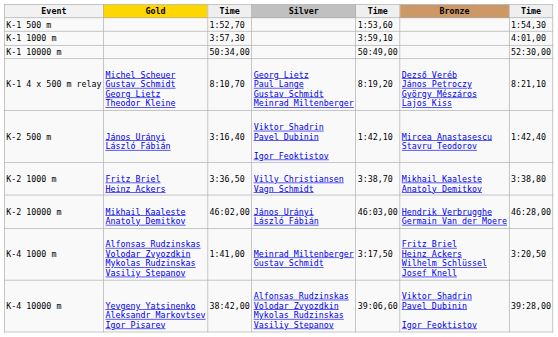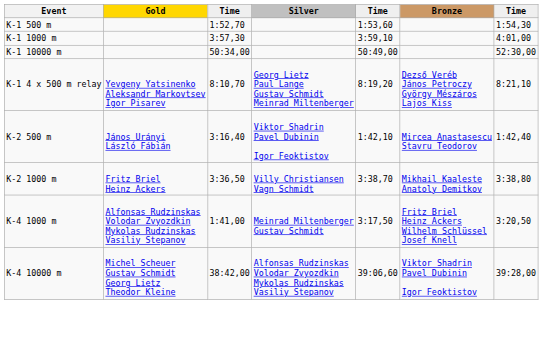(141, 89) Michel Scheuer Gustav Schmidt Georg Lietz Theodor Kleine -> (156, 94) Yevgeny Yatsinenko Aleksandr Markovtsev Igor Pisarev
- row: (34, 212)
(156, 316) Yevgeny Yatsinenko Aleksandr Markovtsev Igor Pisarev -> (141, 278) Michel Scheuer Gustav Schmidt Georg Lietz Theodor Kleine
